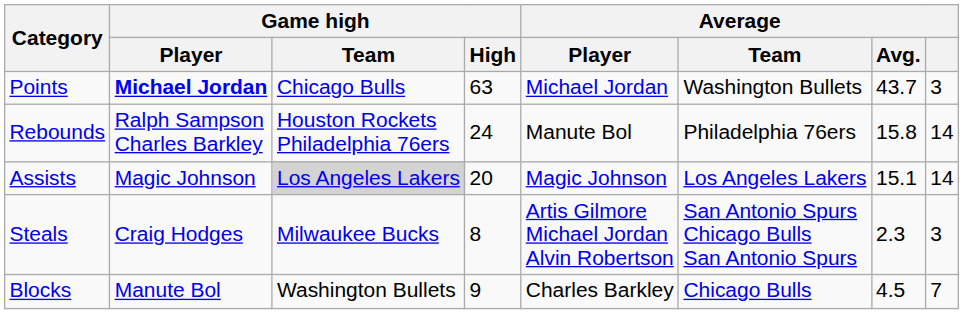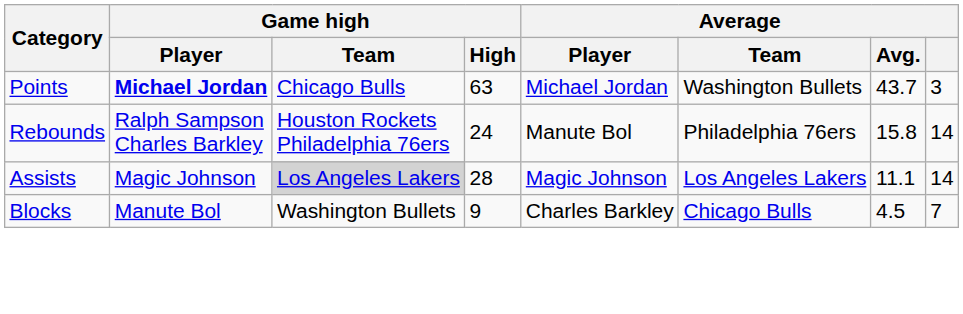(481, 177) 20 -> (481, 177) 28
(896, 177) 15.1 -> (896, 177) 11.1
- row: (39, 234)
